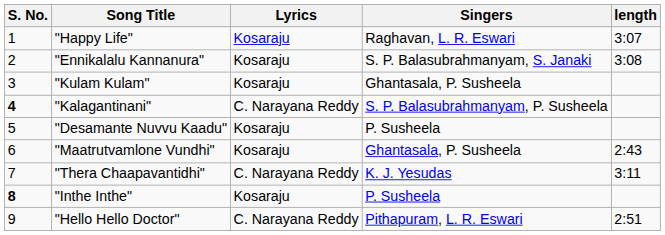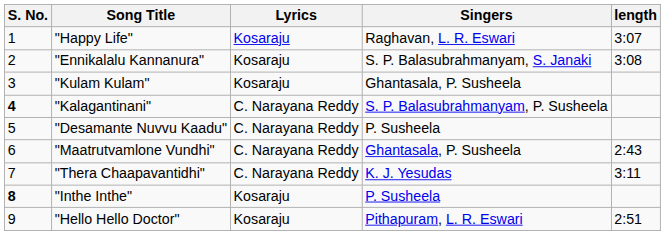(262, 128) Kosaraju -> (296, 128) C. Narayana Reddy
(262, 151) Kosaraju -> (296, 151) C. Narayana Reddy
(296, 219) C. Narayana Reddy -> (262, 219) Kosaraju
